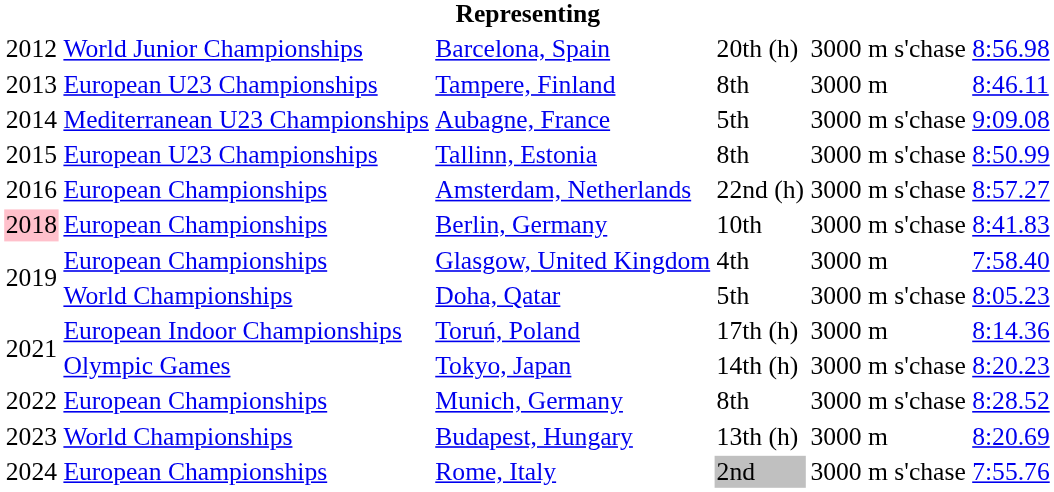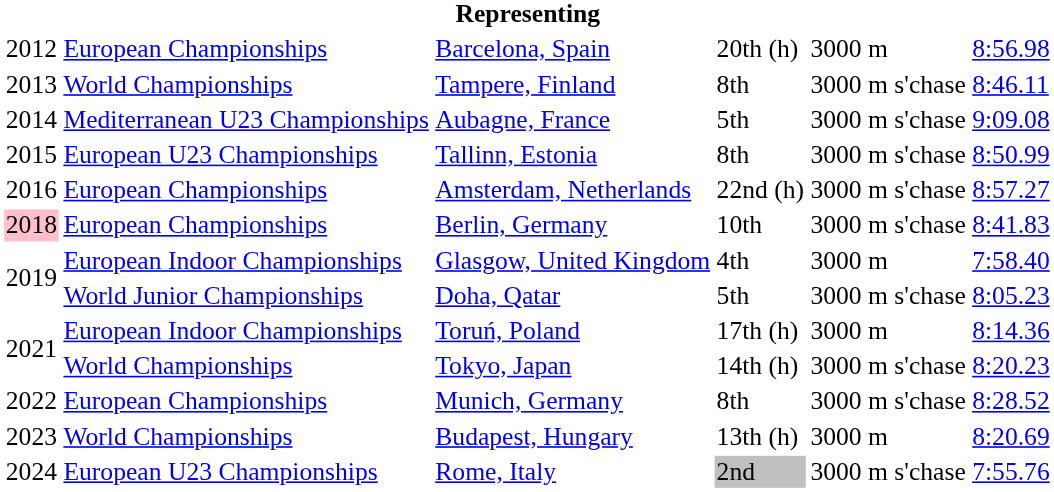(213, 49) World Junior Championships -> (195, 49) European Championships
(888, 49) 3000 m s'chase -> (849, 49) 3000 m
(221, 84) European U23 Championships -> (178, 84) World Championships
(849, 84) 3000 m -> (888, 84) 3000 m s'chase
(195, 260) European Championships -> (233, 260) European Indoor Championships
(178, 295) World Championships -> (213, 295) World Junior Championships
(147, 365) Olympic Games -> (178, 365) World Championships
(195, 471) European Championships -> (221, 471) European U23 Championships
